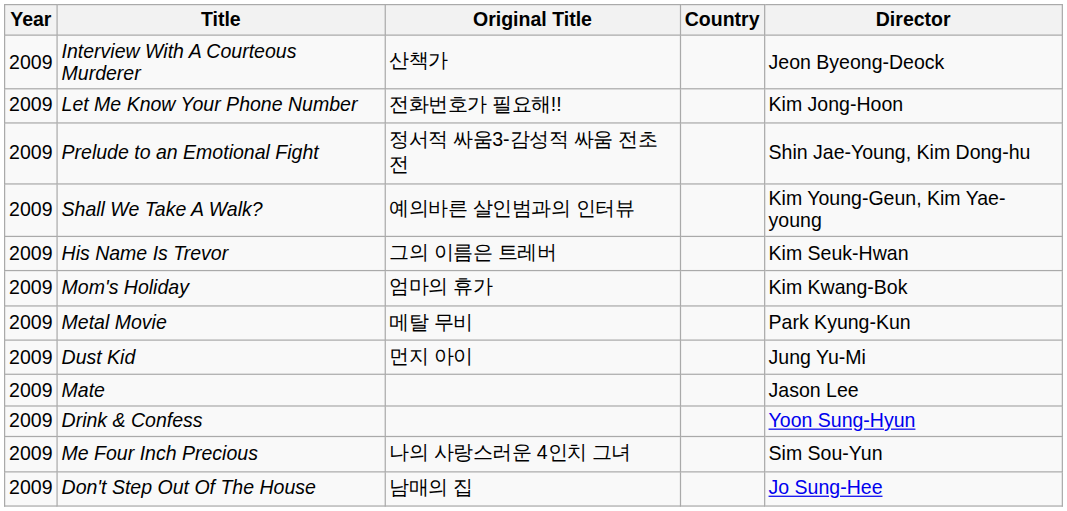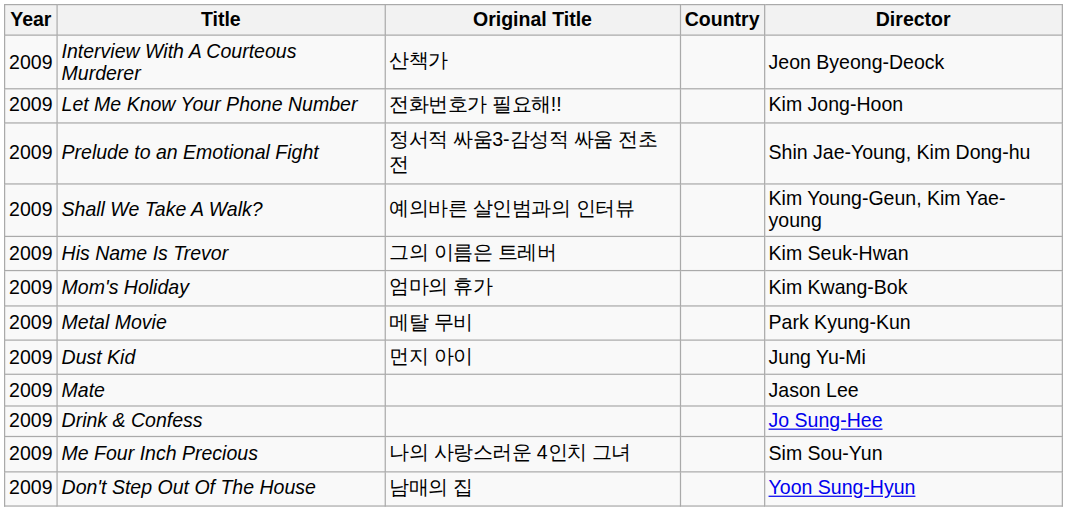(842, 421) Yoon Sung-Hyun -> (826, 421) Jo Sung-Hee
(826, 488) Jo Sung-Hee -> (842, 488) Yoon Sung-Hyun
